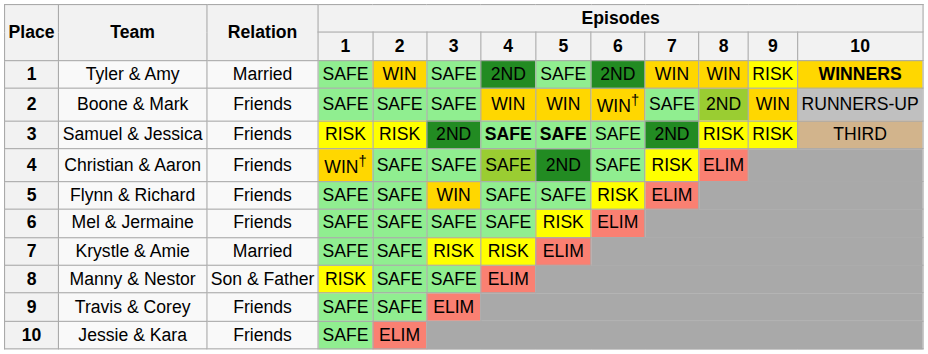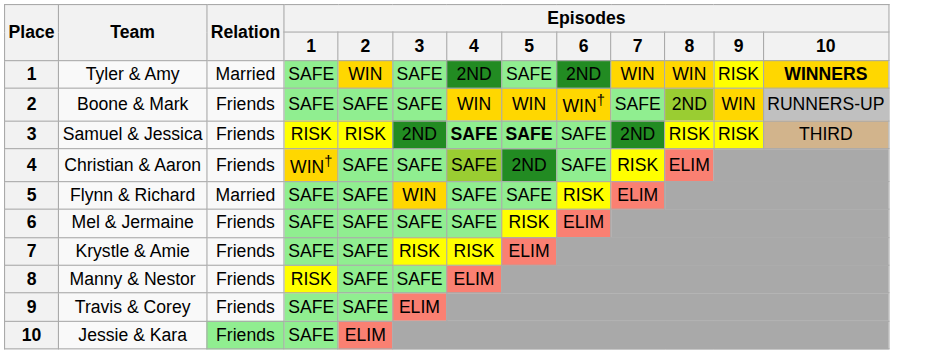(263, 195) Friends -> (245, 195) Married
(263, 251) Married -> (245, 251) Friends
(263, 279) Son & Father -> (245, 279) Friends
(263, 335) no background -> (245, 335) lightgreen background
